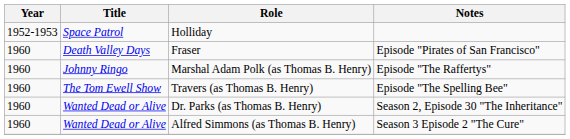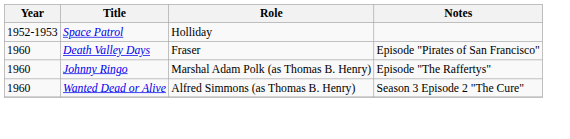- row: (242, 87)
- row: (246, 106)
